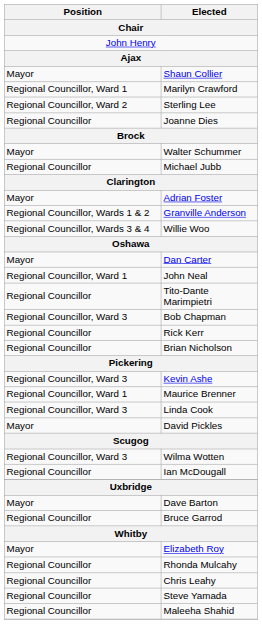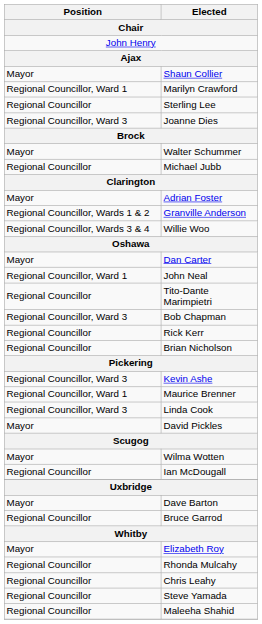(67, 105) Regional Councillor, Ward 2 -> (49, 105) Regional Councillor
(49, 120) Regional Councillor -> (67, 120) Regional Councillor, Ward 3
(67, 456) Regional Councillor, Ward 3 -> (20, 456) Mayor
